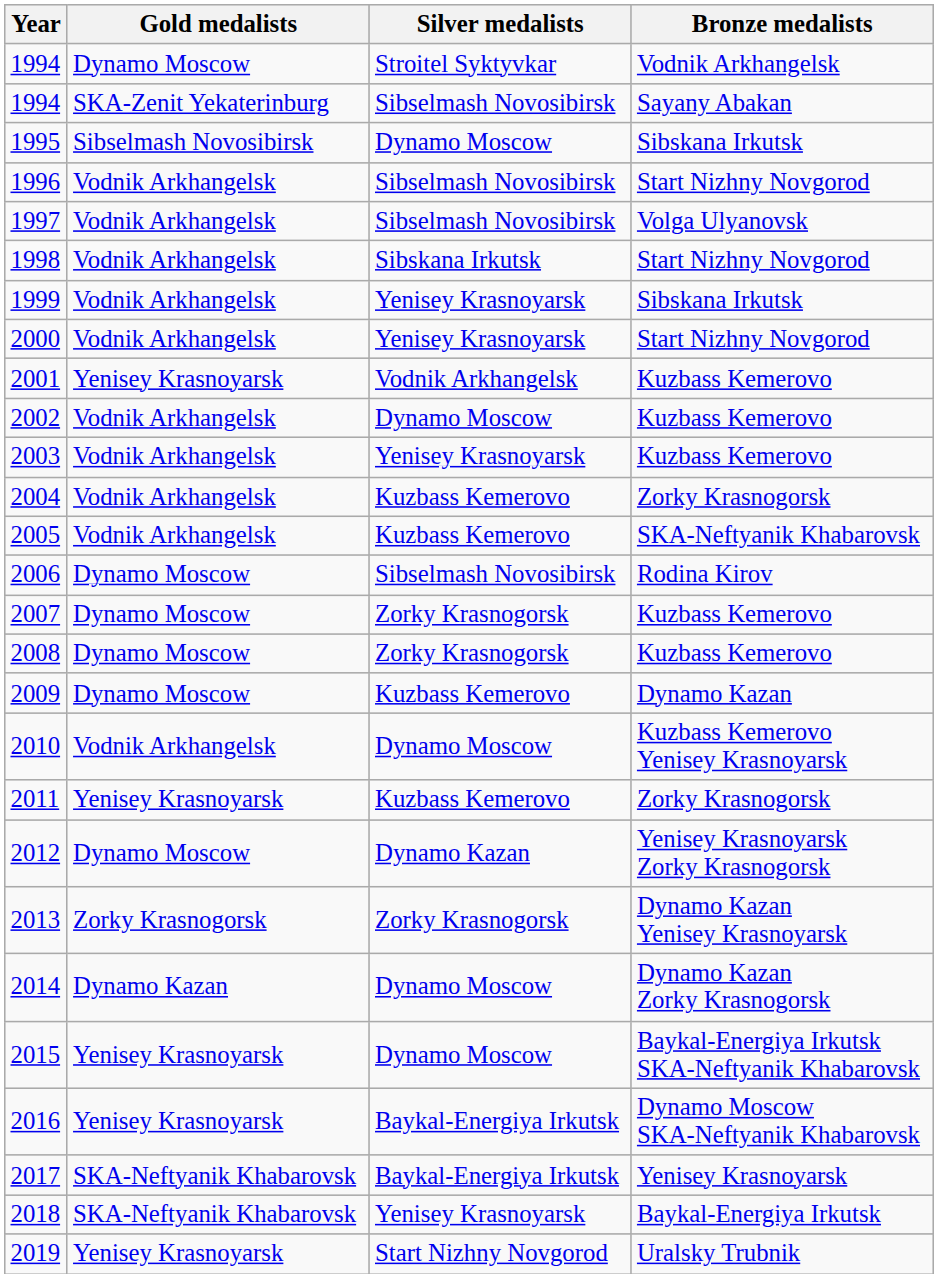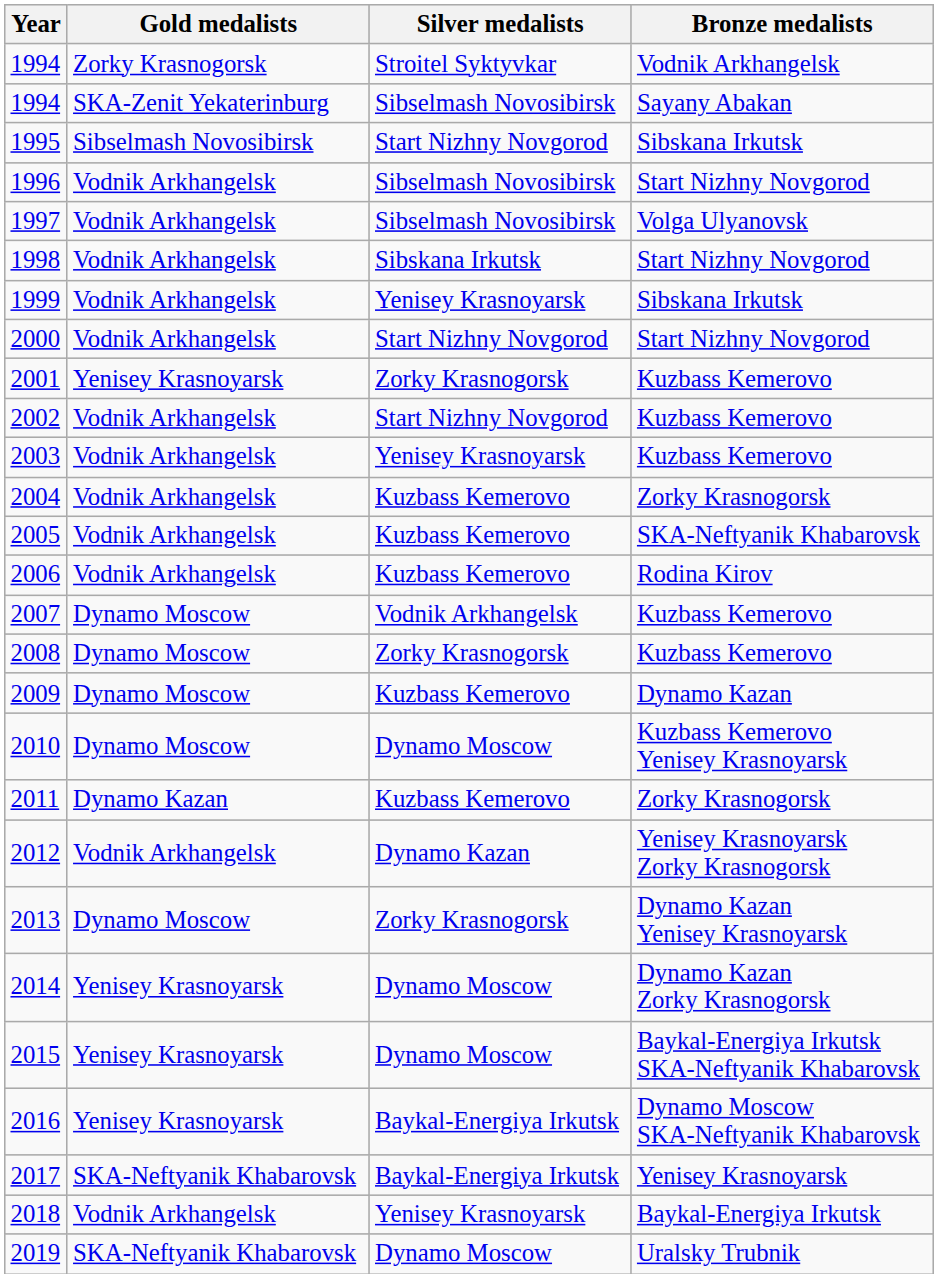(162, 63) Dynamo Moscow -> (170, 63) Zorky Krasnogorsk
(464, 142) Dynamo Moscow -> (491, 142) Start Nizhny Novgorod
(480, 338) Yenisey Krasnoyarsk -> (491, 338) Start Nizhny Novgorod
(476, 378) Vodnik Arkhangelsk -> (472, 378) Zorky Krasnogorsk
(464, 417) Dynamo Moscow -> (491, 417) Start Nizhny Novgorod
(162, 574) Dynamo Moscow -> (174, 574) Vodnik Arkhangelsk
(495, 574) Sibselmash Novosibirsk -> (472, 574) Kuzbass Kemerovo
(472, 614) Zorky Krasnogorsk -> (476, 614) Vodnik Arkhangelsk
(174, 746) Vodnik Arkhangelsk -> (162, 746) Dynamo Moscow
(178, 799) Yenisey Krasnoyarsk -> (151, 799) Dynamo Kazan
(162, 852) Dynamo Moscow -> (174, 852) Vodnik Arkhangelsk
(170, 919) Zorky Krasnogorsk -> (162, 919) Dynamo Moscow
(151, 987) Dynamo Kazan -> (178, 987) Yenisey Krasnoyarsk
(215, 1214) SKA-Neftyanik Khabarovsk -> (174, 1214) Vodnik Arkhangelsk
(178, 1253) Yenisey Krasnoyarsk -> (215, 1253) SKA-Neftyanik Khabarovsk
(491, 1253) Start Nizhny Novgorod -> (464, 1253) Dynamo Moscow
